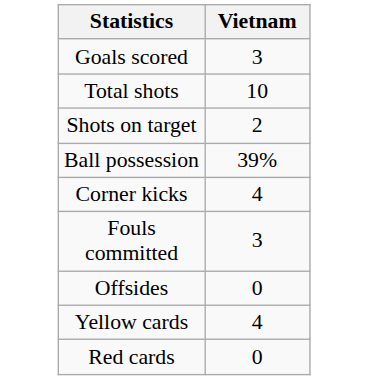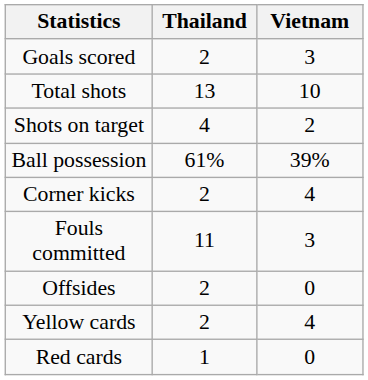+ column: (205, 21)
